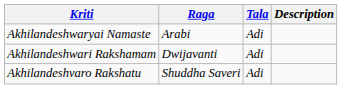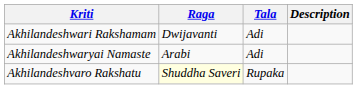rows swapped: (82, 53) <-> (79, 34)
(201, 73) no background -> (201, 73) lightyellow background
(255, 73) Adi -> (265, 73) Rupaka
